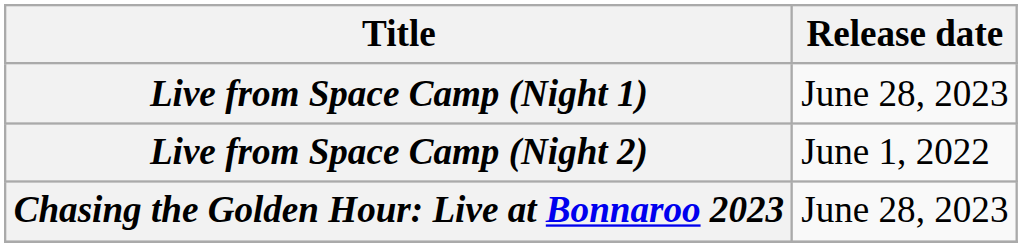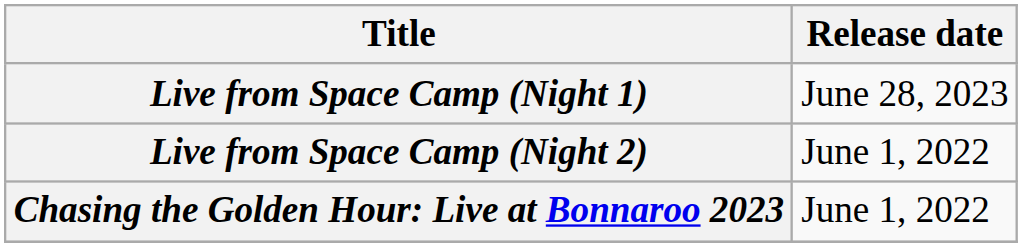(905, 210) June 28, 2023 -> (896, 210) June 1, 2022
